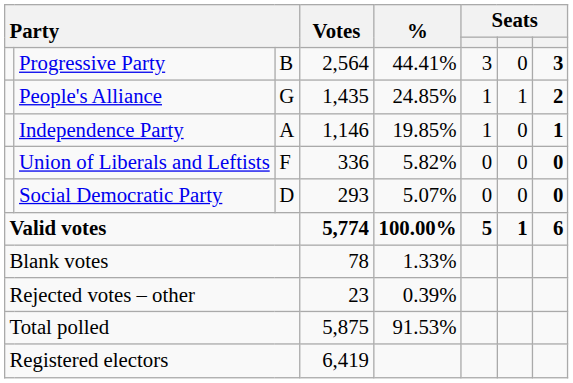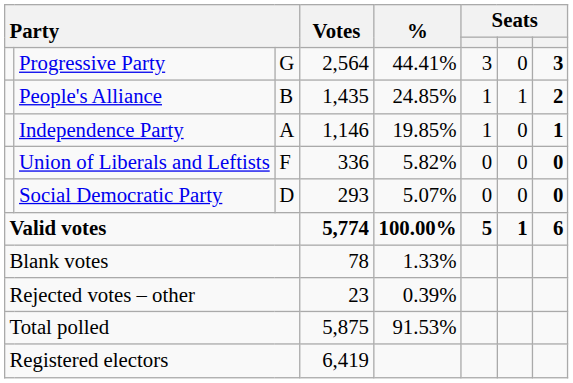(286, 63) B -> (287, 63) G
(287, 96) G -> (286, 96) B
